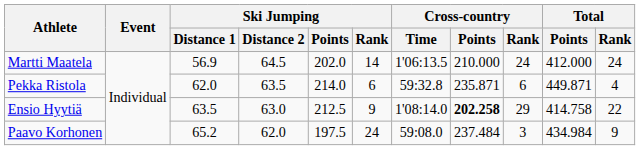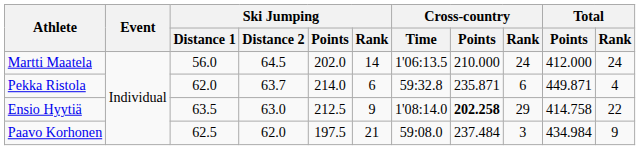(205, 63) 56.9 -> (205, 63) 56.0
(273, 86) 63.5 -> (273, 86) 63.7
(205, 132) 65.2 -> (205, 132) 62.5
(372, 132) 24 -> (372, 132) 21
